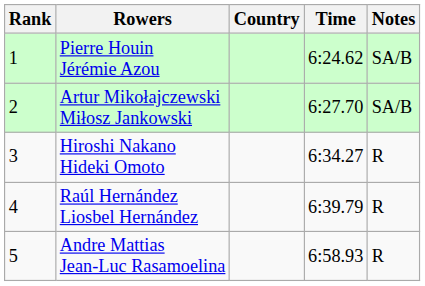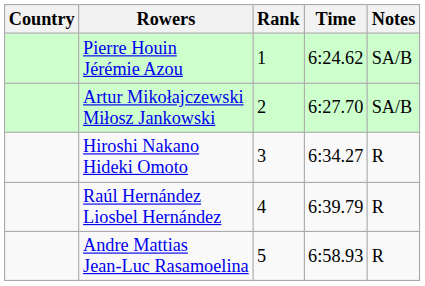columns swapped: (30, 18) <-> (267, 18)
